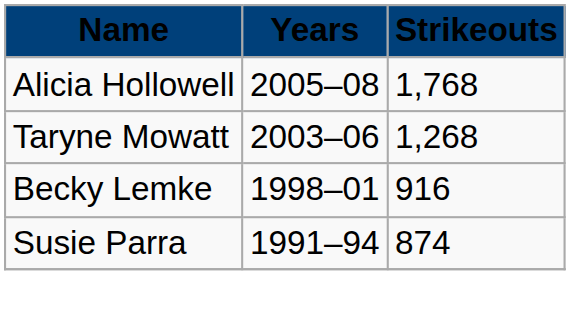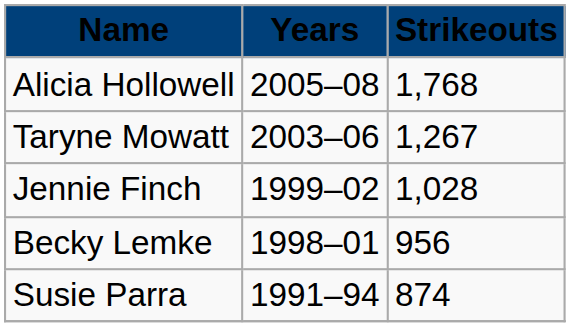(437, 136) 1,268 -> (437, 136) 1,267
+ row: (107, 189)
(423, 189) 916 -> (423, 242) 956
